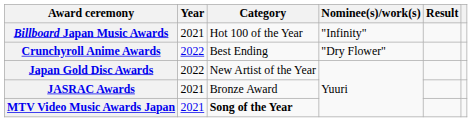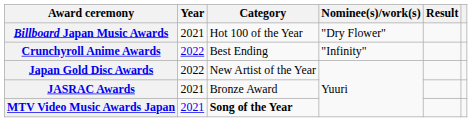(344, 32) "Infinity" -> (354, 32) "Dry Flower"
(354, 51) "Dry Flower" -> (344, 51) "Infinity"
